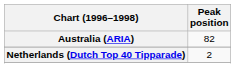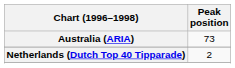(209, 39) 82 -> (209, 39) 73
